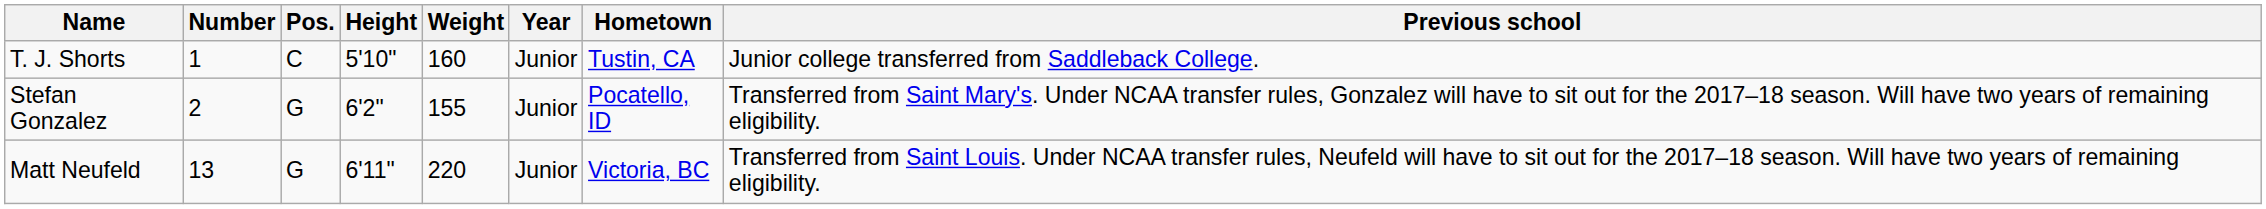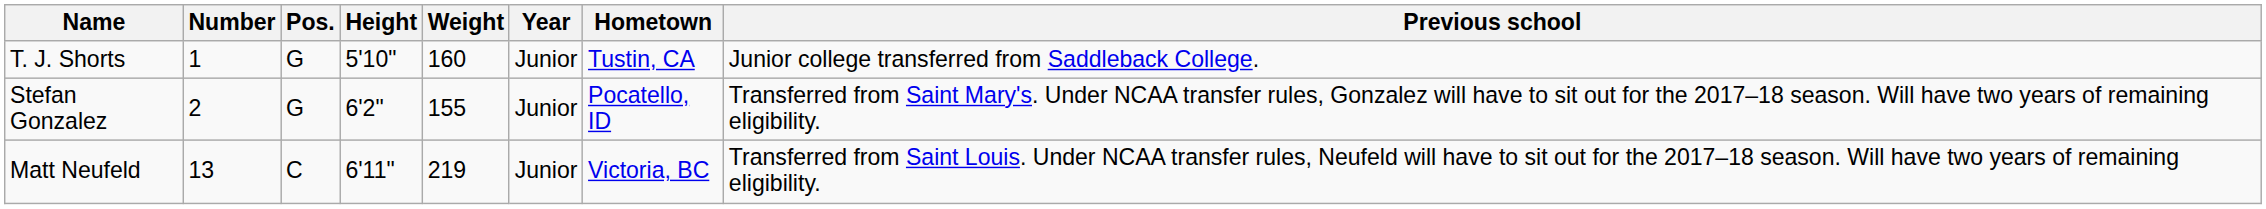(294, 59) C -> (295, 59) G
(295, 171) G -> (294, 171) C
(447, 171) 220 -> (447, 171) 219
